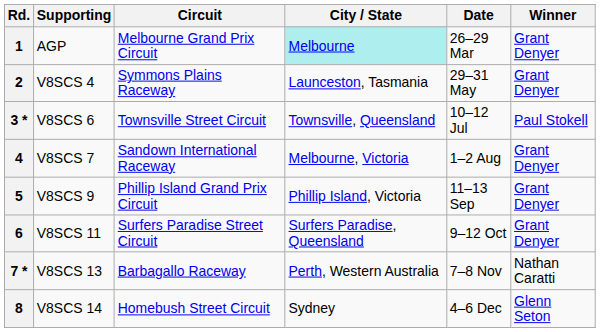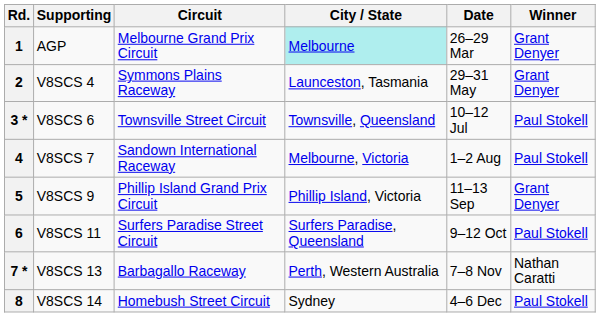(537, 158) Grant Denyer -> (551, 158) Paul Stokell
(537, 234) Grant Denyer -> (551, 234) Paul Stokell
(533, 309) Glenn Seton -> (551, 301) Paul Stokell
